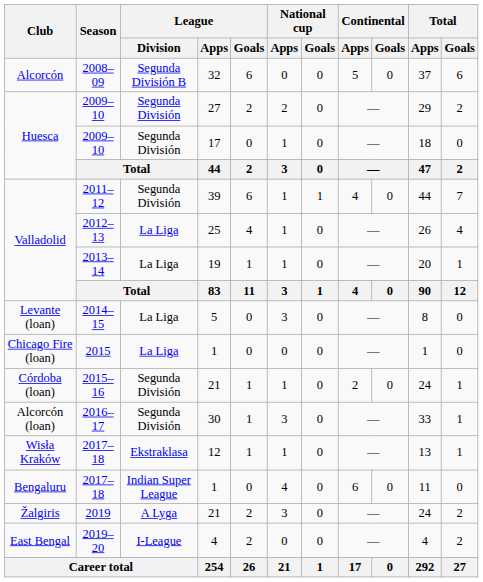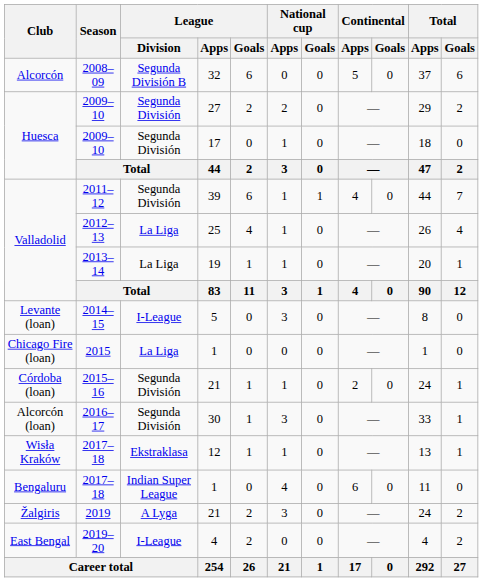(159, 317) La Liga -> (159, 317) I-League
